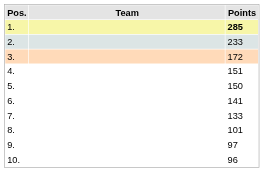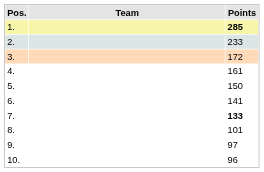(235, 71) 151 -> (235, 71) 161
(235, 115) normal -> (235, 115) bold
